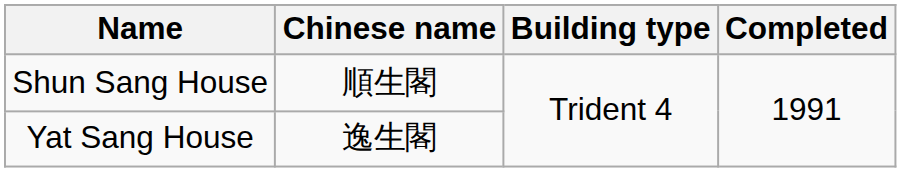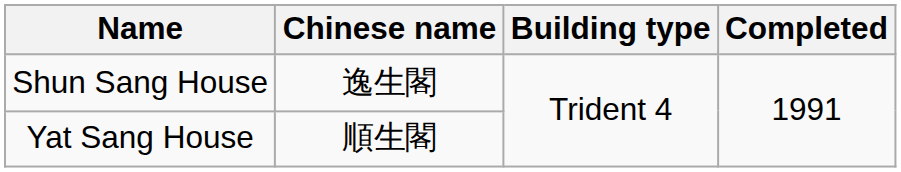(389, 81) 順生閣 -> (389, 81) 逸生閣
(389, 137) 逸生閣 -> (389, 137) 順生閣
